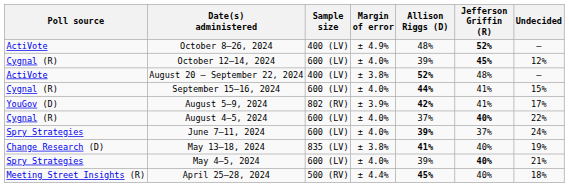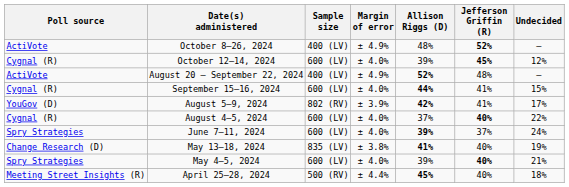(373, 75) ± 3.8% -> (373, 75) ± 4.9%
